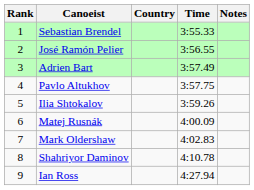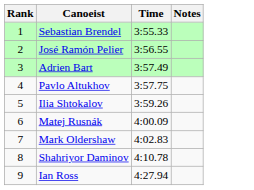- column: (154, 13)
